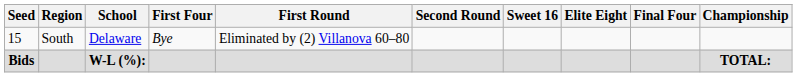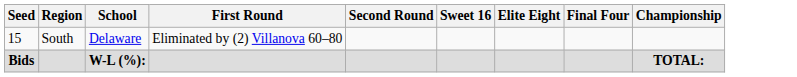- column: (182, 16)
